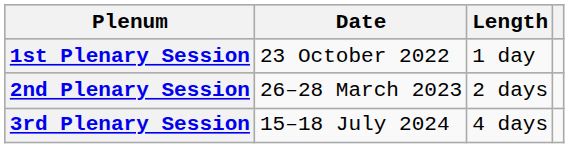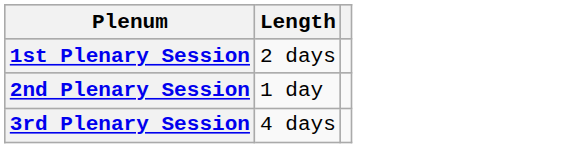- column: (361, 22)
(504, 56) 1 day -> (298, 56) 2 days
(510, 91) 2 days -> (292, 91) 1 day
